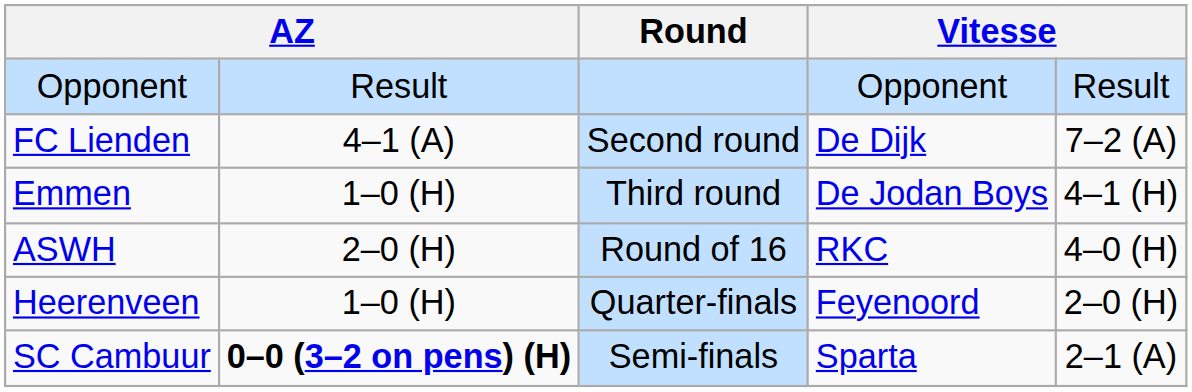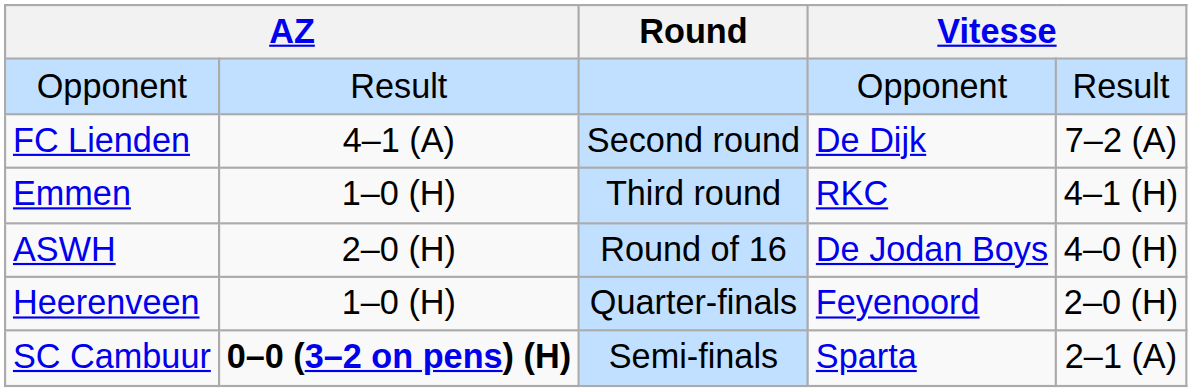(932, 194) De Jodan Boys -> (852, 194) RKC
(852, 248) RKC -> (932, 248) De Jodan Boys
